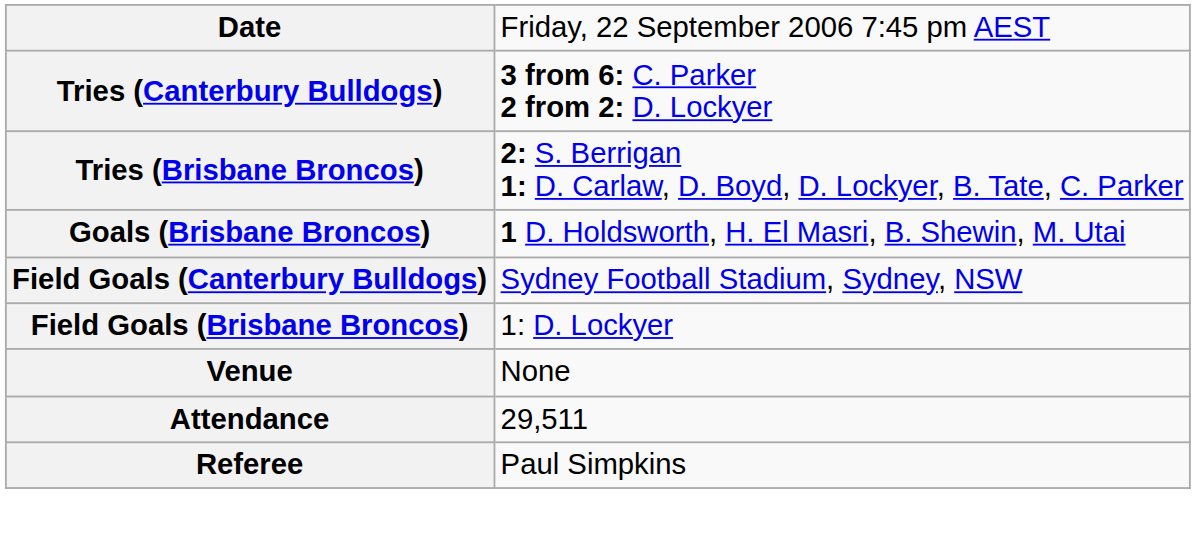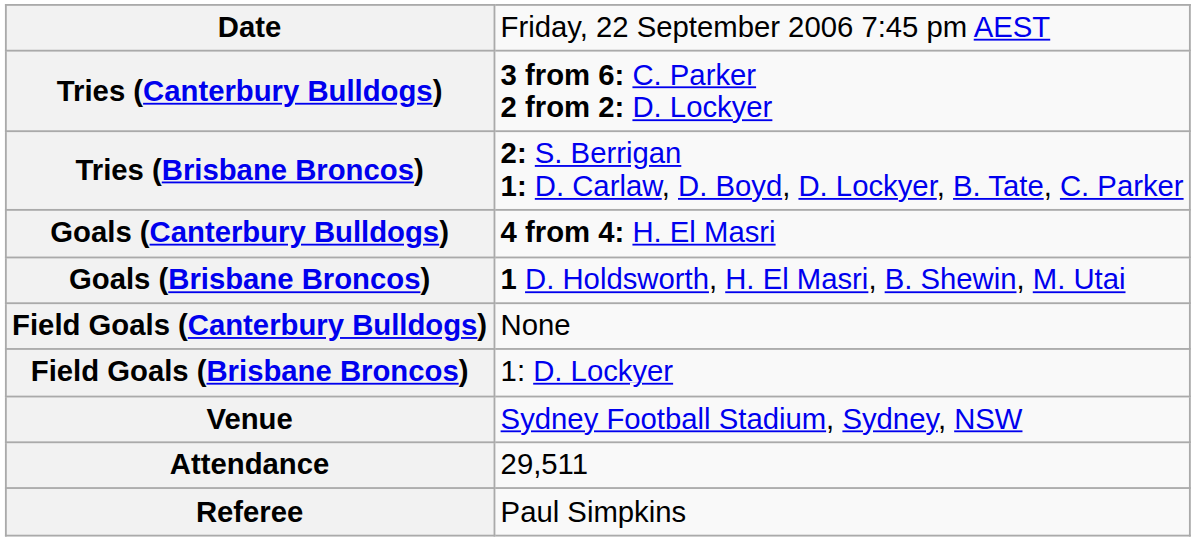+ row: (250, 232)
(762, 279) Sydney Football Stadium, Sydney, NSW -> (536, 325) None
(536, 372) None -> (762, 418) Sydney Football Stadium, Sydney, NSW
